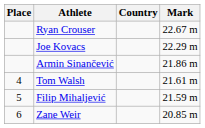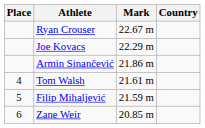columns swapped: (138, 13) <-> (180, 13)
